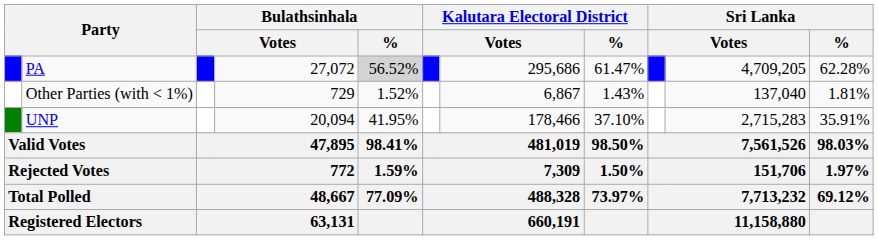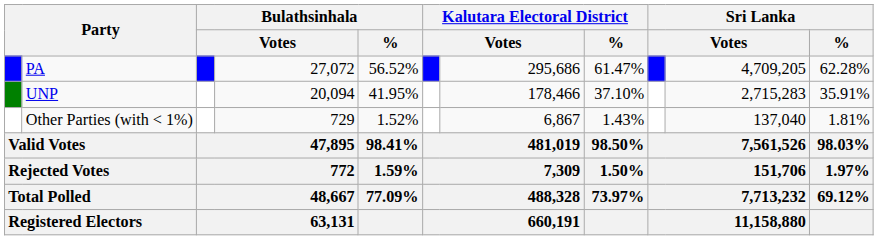(394, 68) lightgrey background -> (394, 68) no background
rows swapped: (42, 119) <-> (109, 94)
